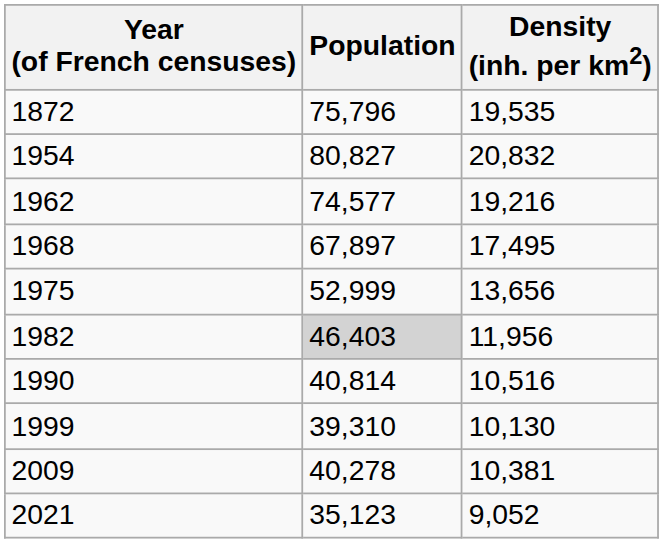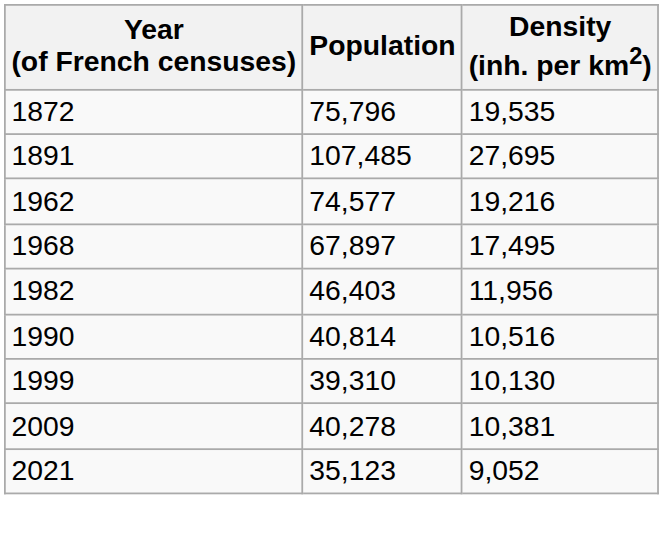+ row: (43, 156)
- row: (43, 156)
- row: (43, 291)
(353, 335) lightgrey background -> (353, 291) no background
